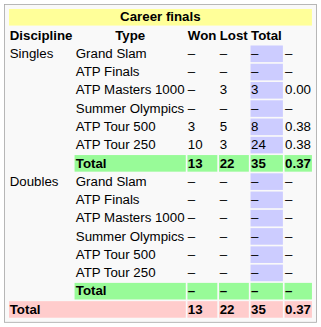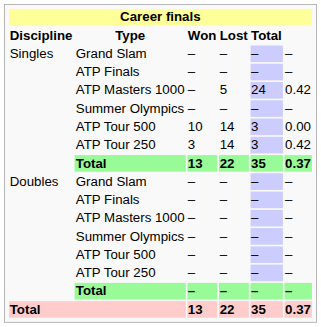(223, 90) 3 -> (223, 90) 5
(255, 90) 3 -> (258, 90) 24
(298, 90) 0.00 -> (298, 90) 0.42
(192, 127) 3 -> (195, 127) 10
(223, 127) 5 -> (227, 127) 14
(255, 127) 8 -> (255, 127) 3
(298, 127) 0.38 -> (298, 127) 0.00
(195, 145) 10 -> (192, 145) 3
(223, 145) 3 -> (227, 145) 14
(258, 145) 24 -> (255, 145) 3
(298, 145) 0.38 -> (298, 145) 0.42
